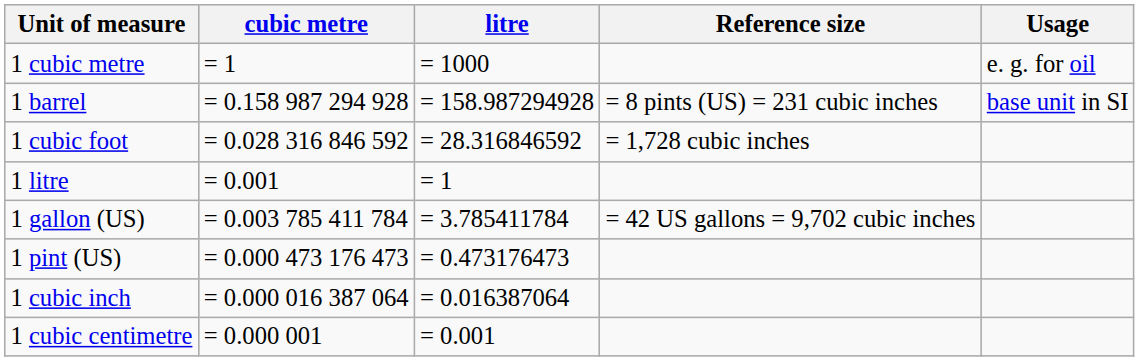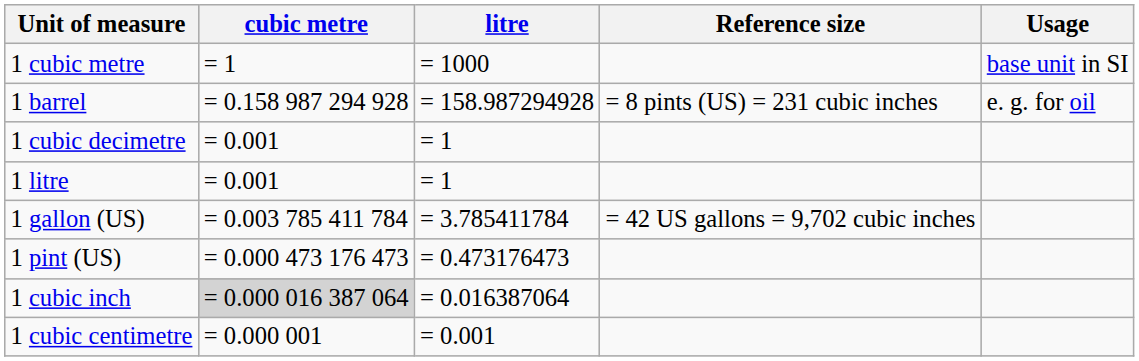(1041, 63) e. g. for oil -> (1058, 63) base unit in SI
(1058, 102) base unit in SI -> (1041, 102) e. g. for oil
- row: (69, 141)
+ row: (98, 141)
(306, 297) no background -> (306, 297) lightgrey background
